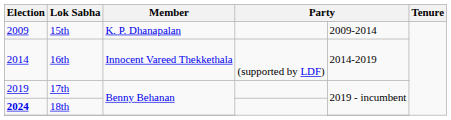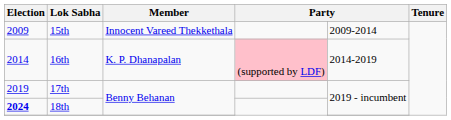(143, 30) K. P. Dhanapalan -> (169, 30) Innocent Vareed Thekkethala
(169, 59) Innocent Vareed Thekkethala -> (143, 59) K. P. Dhanapalan
(281, 72) no background -> (281, 72) pink background
